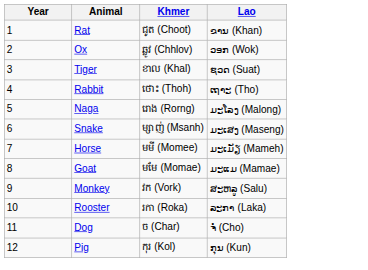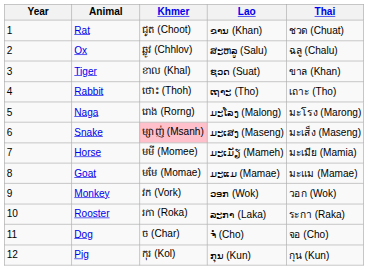+ column: (325, 12)
(234, 50) ວອກ (Wok) -> (238, 51) ສະຫລູ (Salu)
(173, 128) no background -> (173, 132) pink background
(238, 188) ສະຫລູ (Salu) -> (234, 194) ວອກ (Wok)
